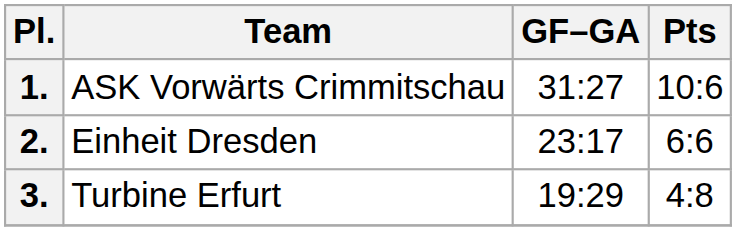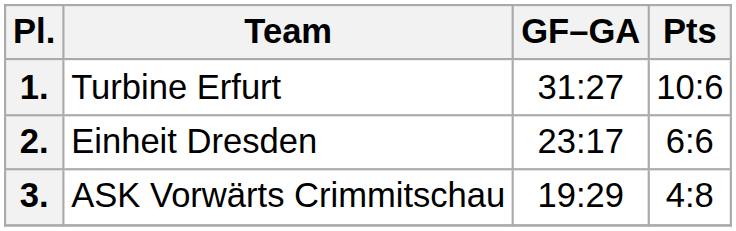(288, 86) ASK Vorwärts Crimmitschau -> (176, 86) Turbine Erfurt
(176, 196) Turbine Erfurt -> (288, 196) ASK Vorwärts Crimmitschau
